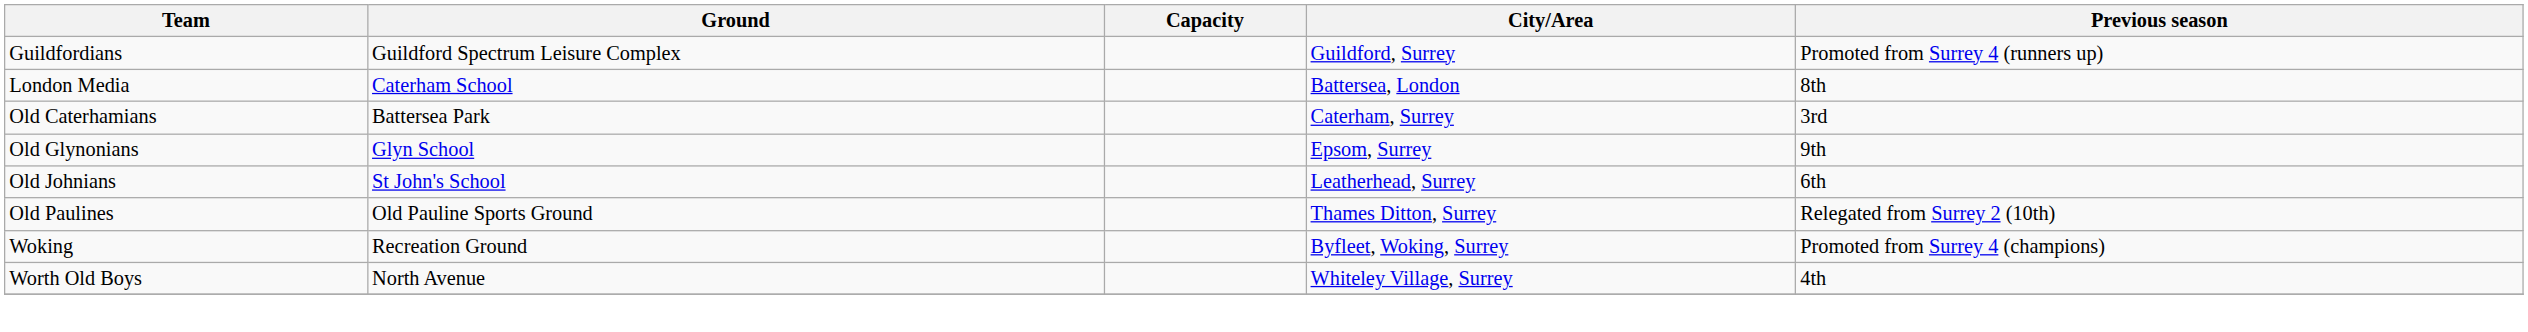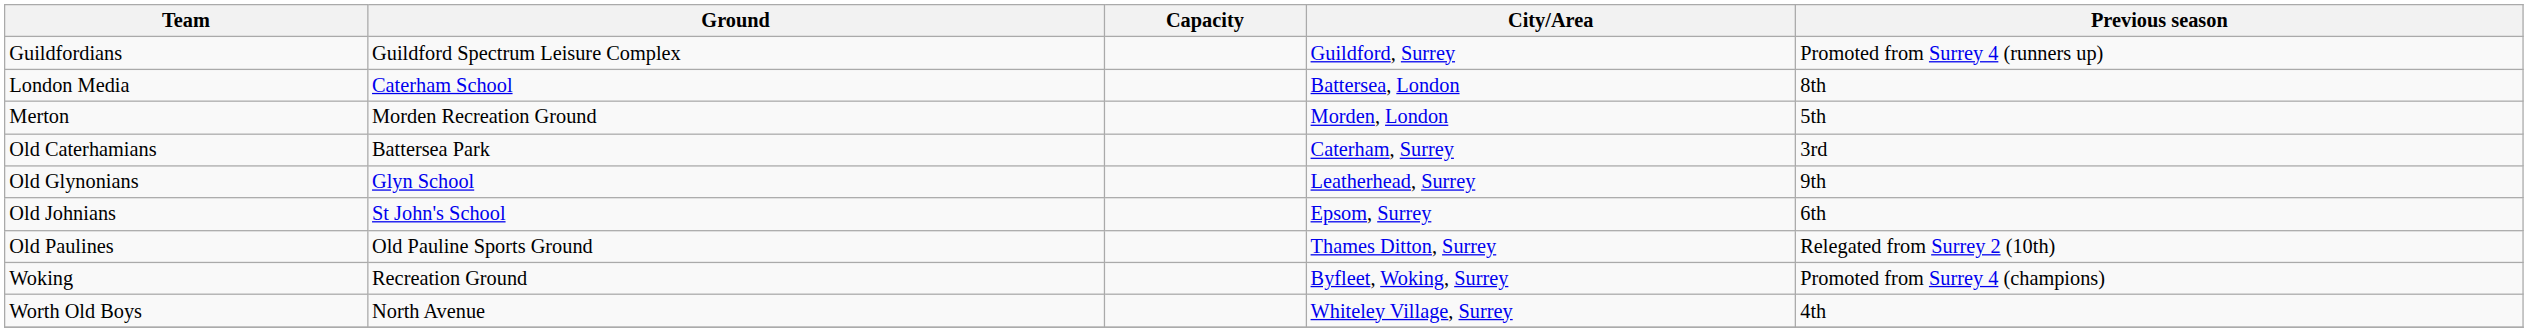+ row: (39, 117)
(1371, 149) Epsom, Surrey -> (1393, 181) Leatherhead, Surrey
(1393, 181) Leatherhead, Surrey -> (1371, 213) Epsom, Surrey
